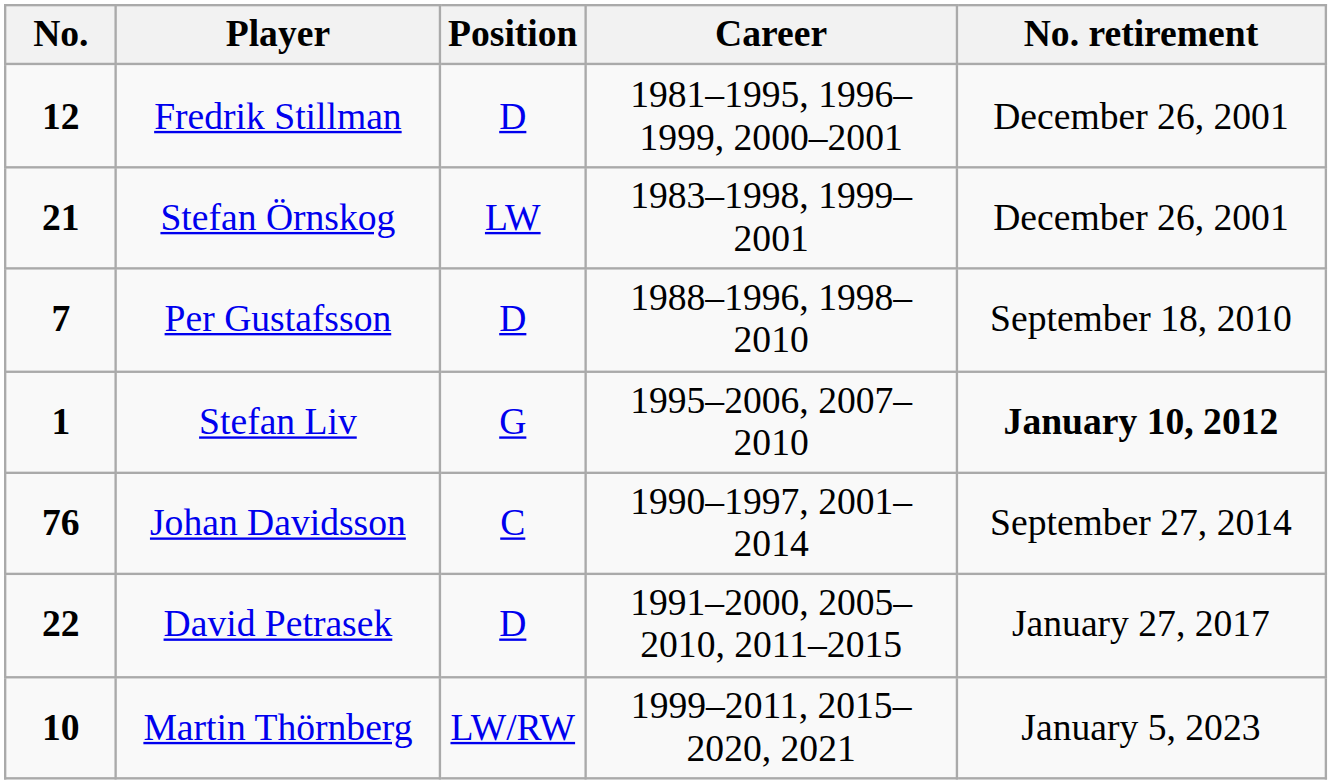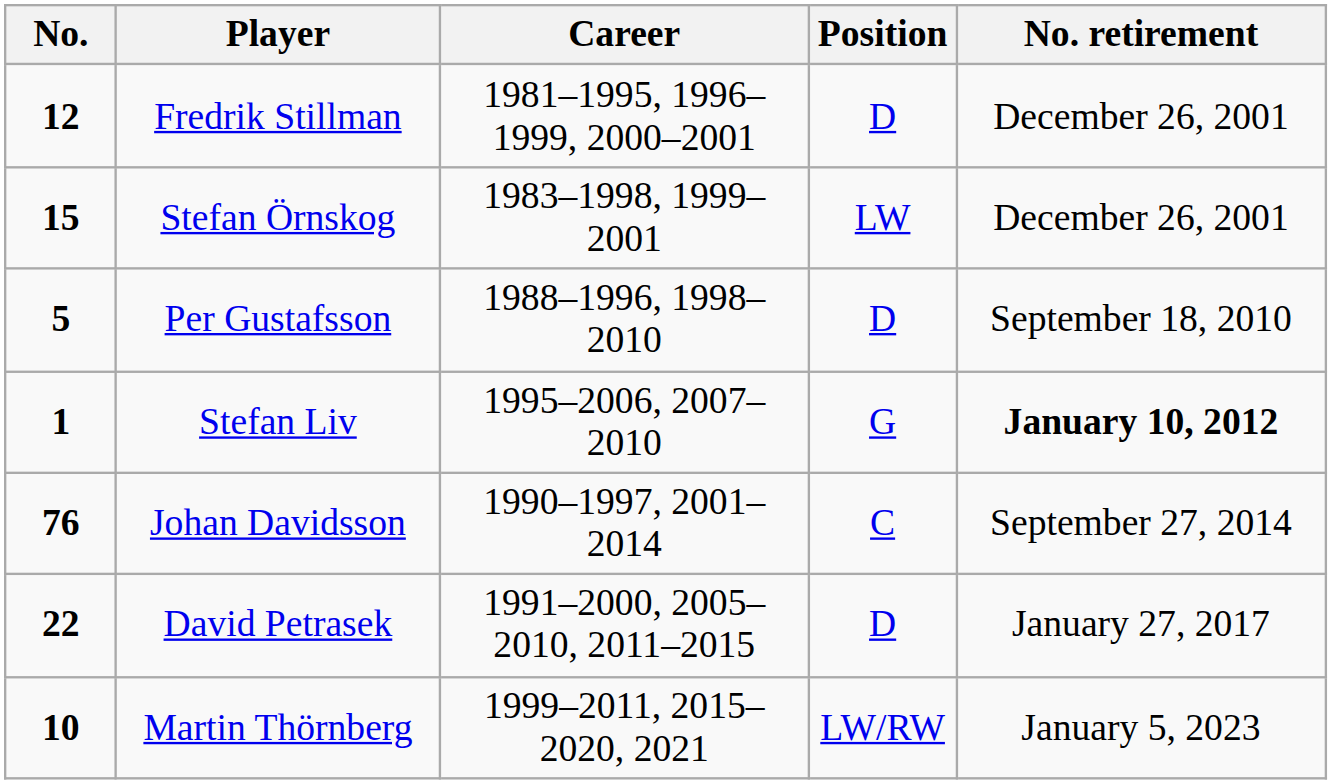columns swapped: (513, 34) <-> (771, 34)
(61, 217) 21 -> (61, 217) 15
(61, 318) 7 -> (61, 318) 5
